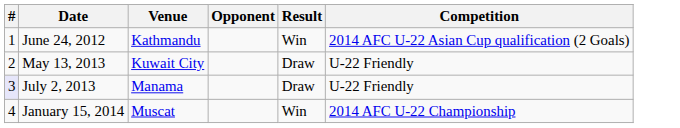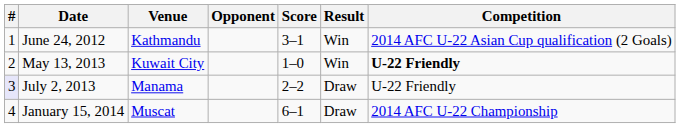+ column: (299, 16)
(298, 63) Draw -> (336, 63) Win
(371, 63) normal -> (416, 63) bold
(294, 110) Win -> (340, 110) Draw
